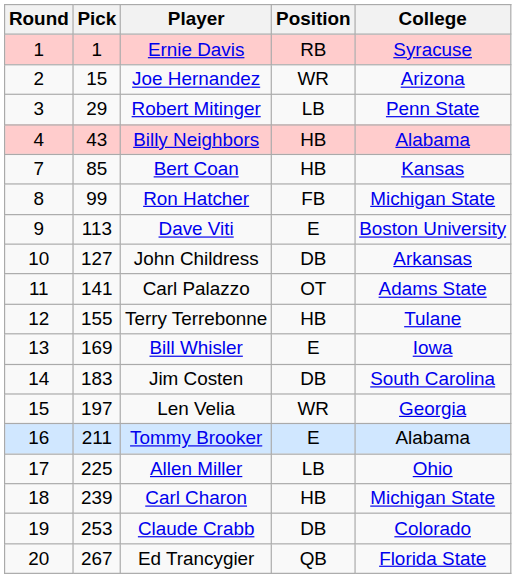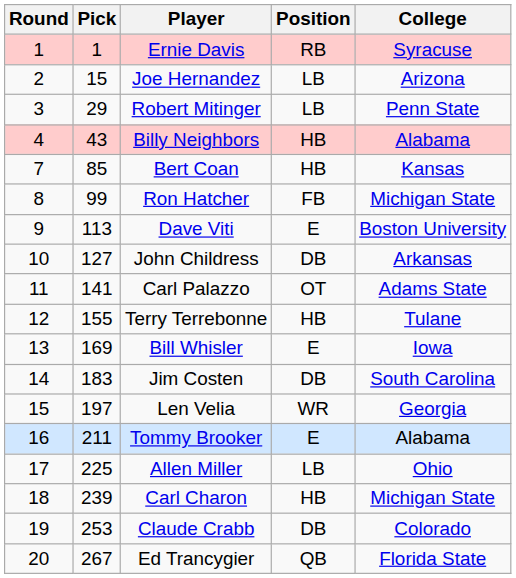(313, 79) WR -> (313, 79) LB
